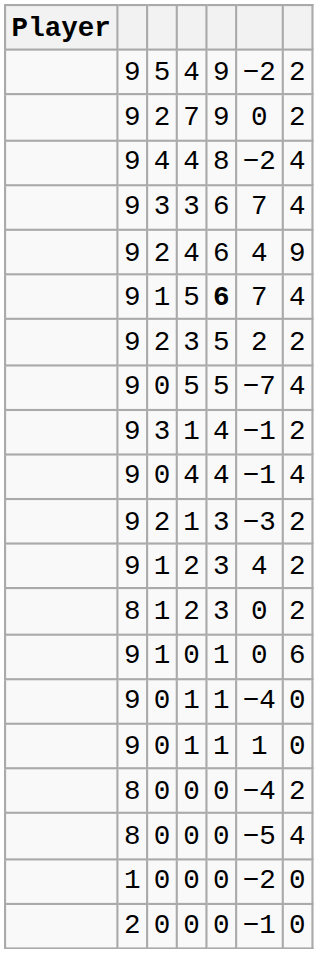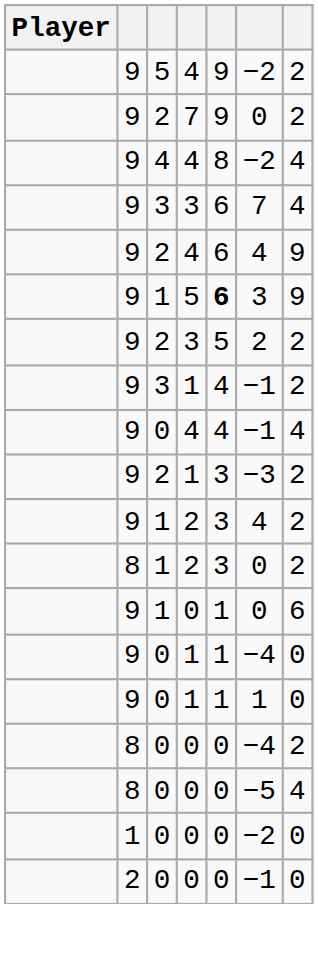(259, 297) 7 -> (259, 297) 3
(297, 297) 4 -> (297, 297) 9
- row: (162, 387)
